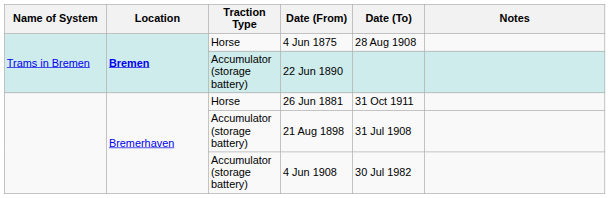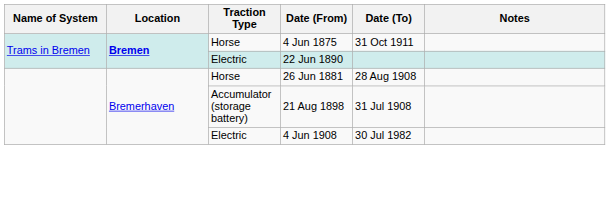(386, 42) 28 Aug 1908 -> (384, 42) 31 Oct 1911
(241, 72) Accumulator (storage battery) -> (229, 59) Electric
(384, 101) 31 Oct 1911 -> (386, 77) 28 Aug 1908
(241, 172) Accumulator (storage battery) -> (229, 136) Electric
